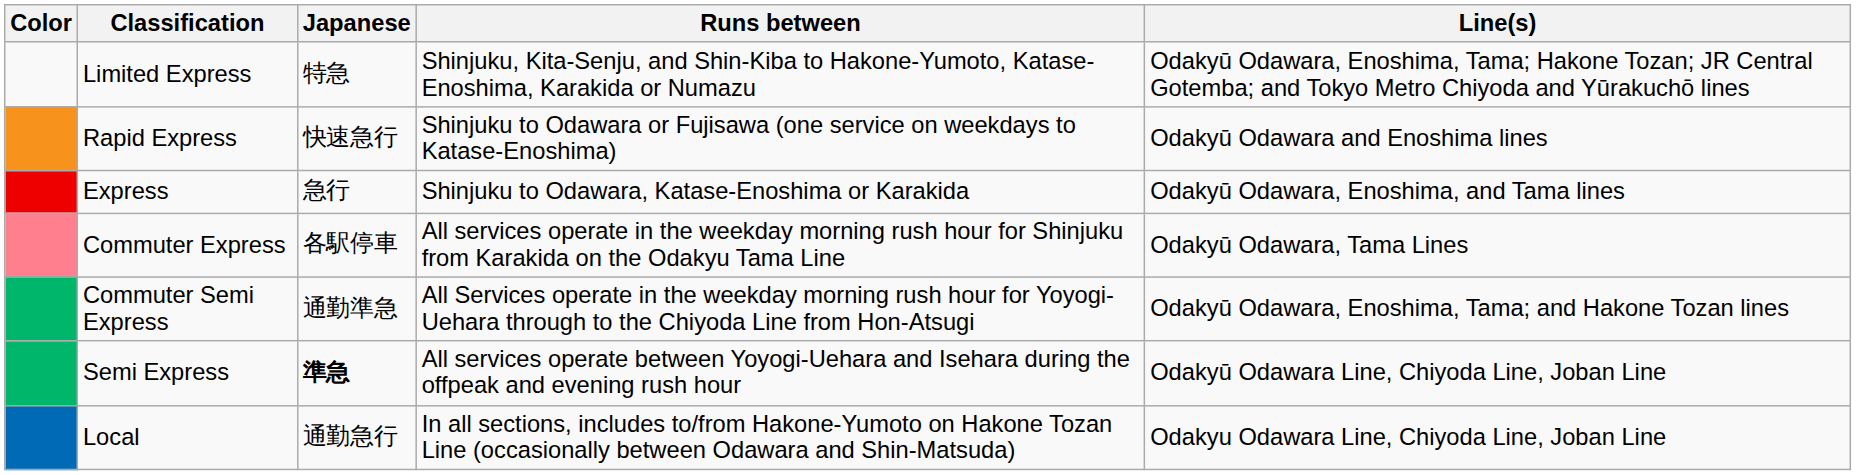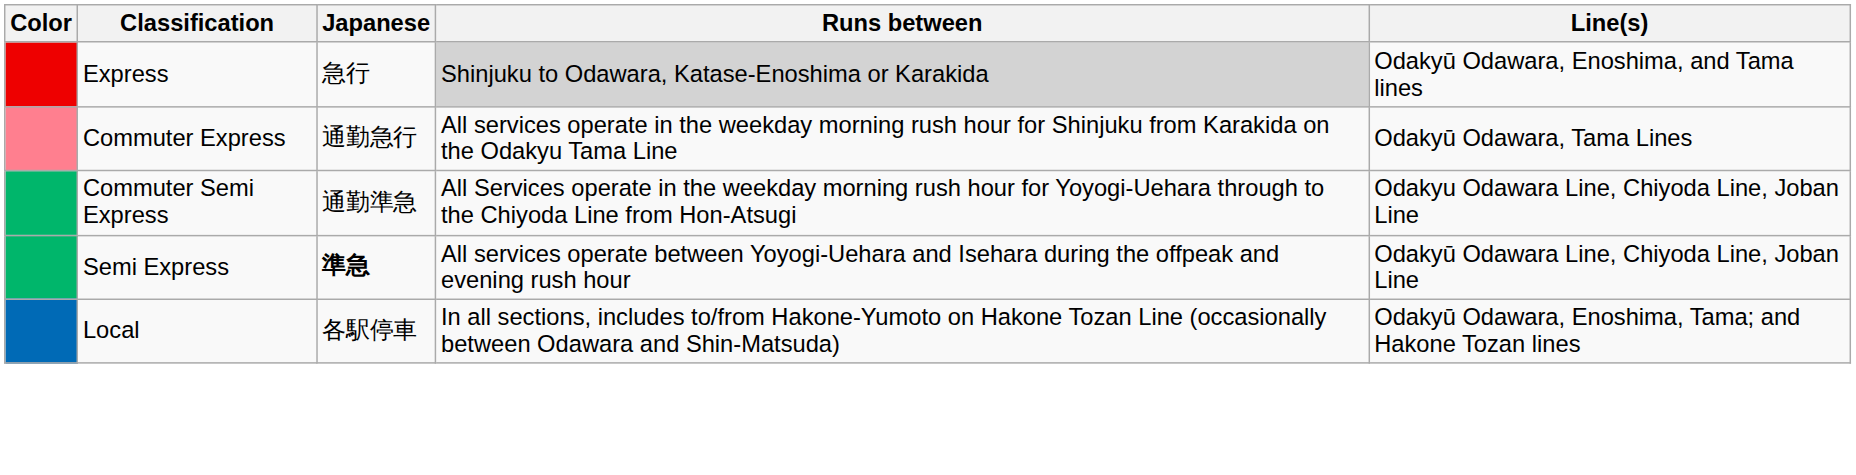- row: (167, 74)
- row: (160, 138)
(695, 191) no background -> (715, 74) lightgrey background
(350, 243) 各駅停車 -> (370, 137) 通勤急行
(1470, 308) Odakyū Odawara, Enoshima, Tama; and Hakone Tozan lines -> (1607, 202) Odakyu Odawara Line, Chiyoda Line, Joban Line
(350, 436) 通勤急行 -> (370, 330) 各駅停車
(1408, 437) Odakyu Odawara Line, Chiyoda Line, Joban Line -> (1587, 330) Odakyū Odawara, Enoshima, Tama; and Hakone Tozan lines
